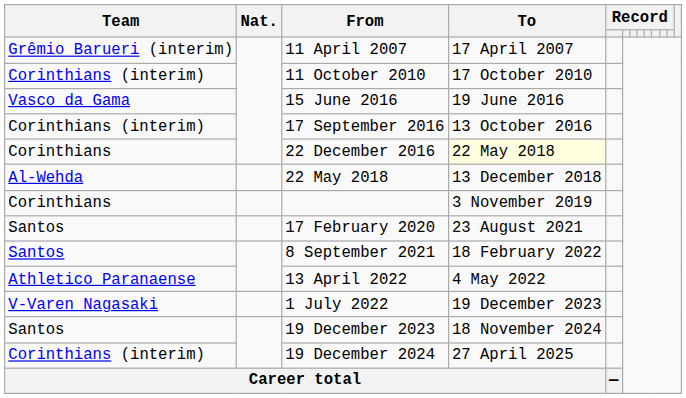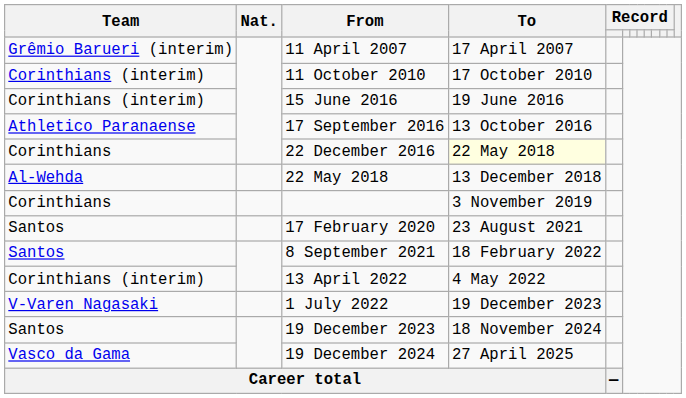(69, 101) Vasco da Gama -> (107, 101) Corinthians (interim)
(107, 126) Corinthians (interim) -> (102, 126) Athletico Paranaense
(102, 279) Athletico Paranaense -> (107, 279) Corinthians (interim)
(107, 355) Corinthians (interim) -> (69, 355) Vasco da Gama
